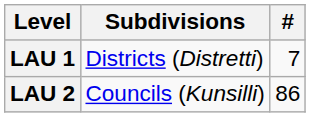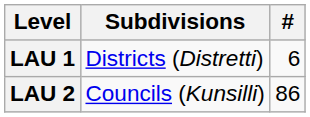(294, 58) 7 -> (294, 58) 6
